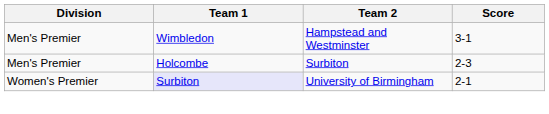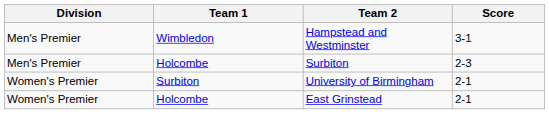(178, 81) lavender background -> (178, 81) no background
+ row: (344, 99)
